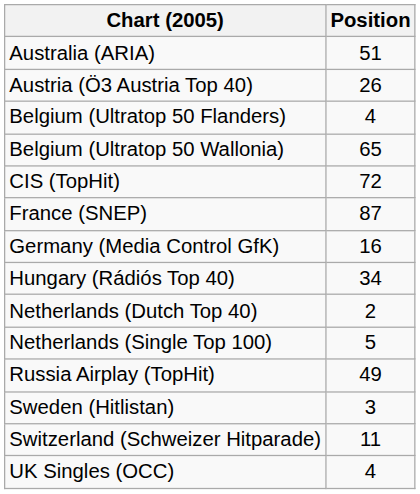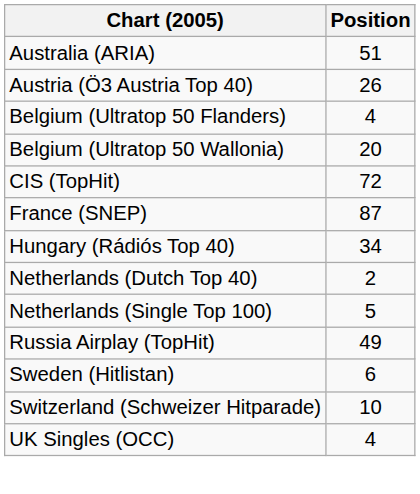(370, 149) 65 -> (370, 149) 20
- row: (144, 246)
(370, 407) 3 -> (370, 375) 6
(370, 439) 11 -> (370, 407) 10
